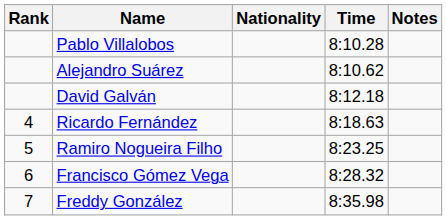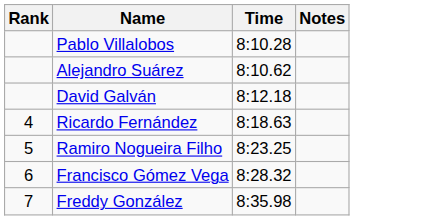- column: (279, 18)
